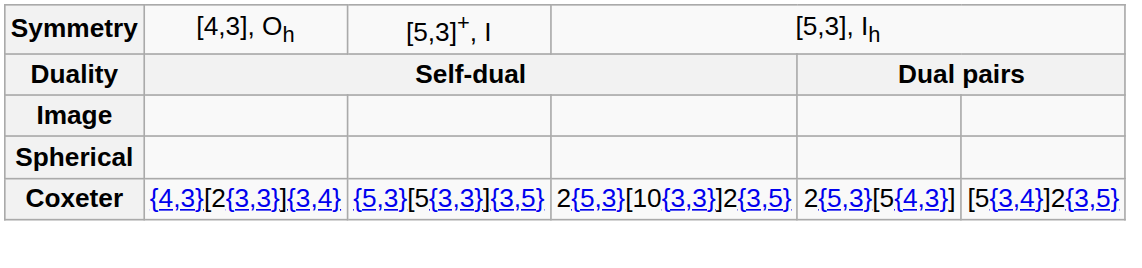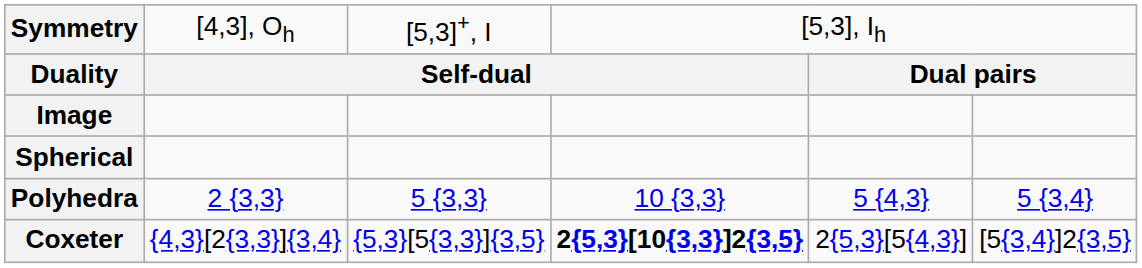+ row: (74, 198)
(674, 198) normal -> (680, 240) bold
